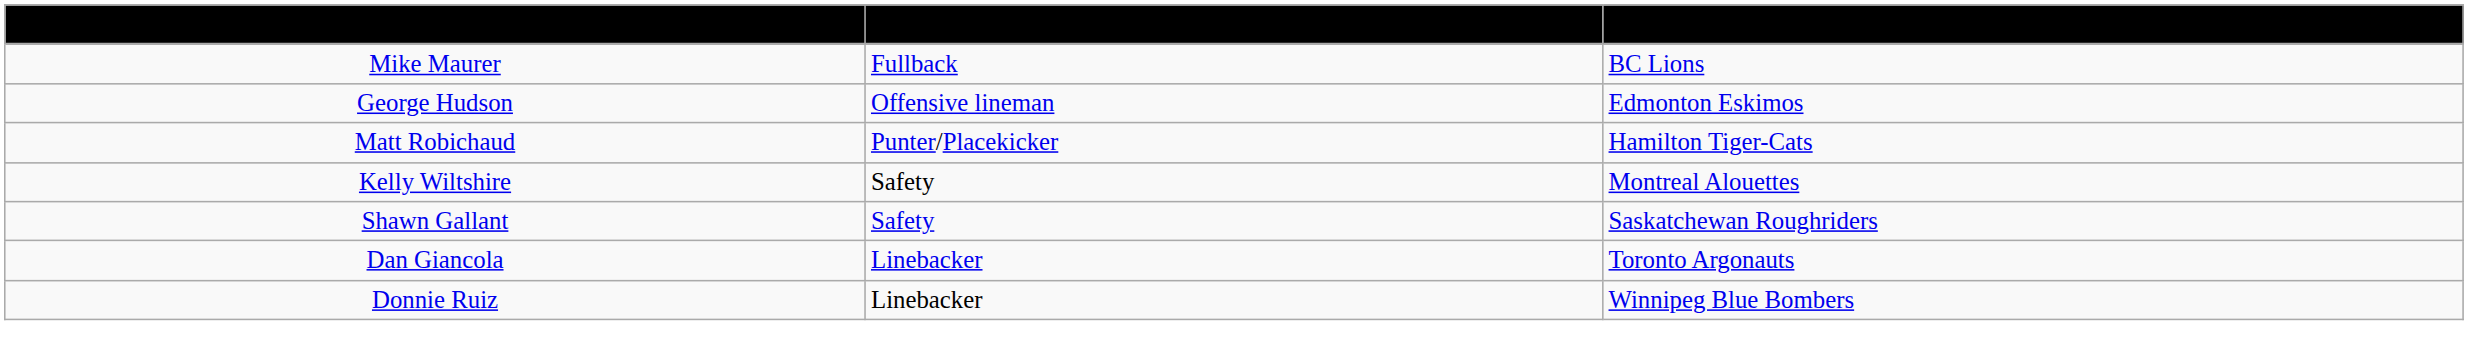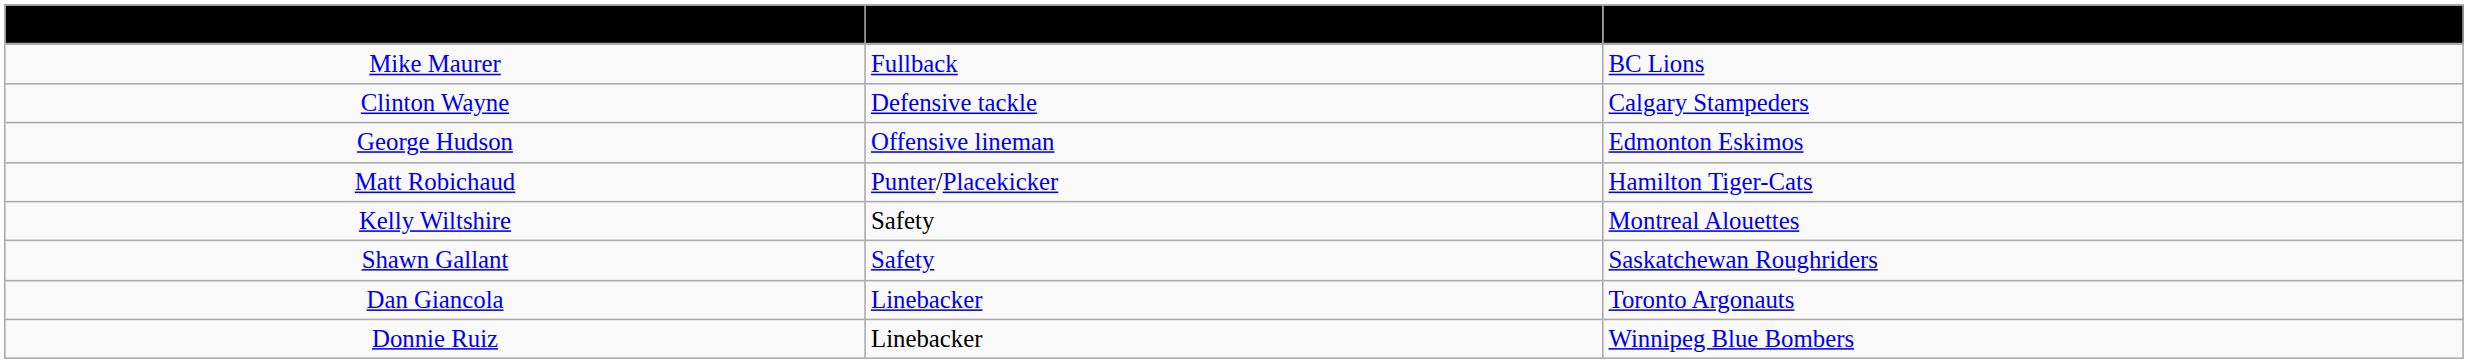+ row: (435, 102)
